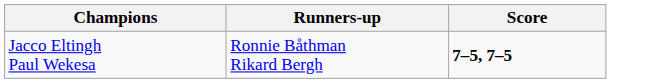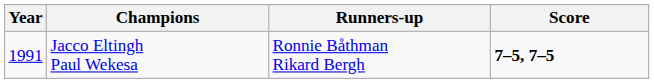+ column: (26, 18)
